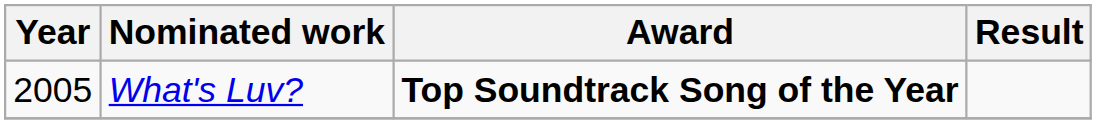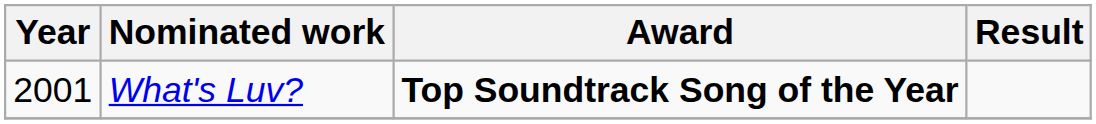(53, 88) 2005 -> (53, 88) 2001
